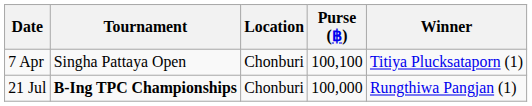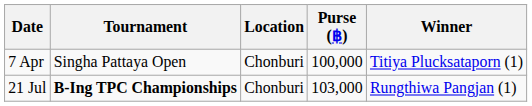(337, 62) 100,100 -> (337, 62) 100,000
(337, 88) 100,000 -> (337, 88) 103,000
